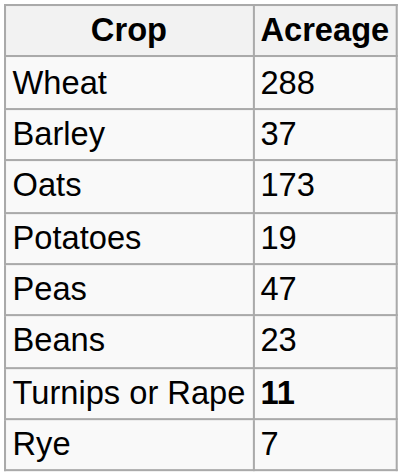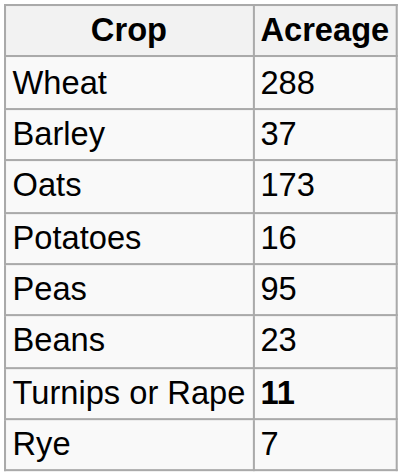(279, 237) 19 -> (279, 237) 16
(279, 289) 47 -> (279, 289) 95
